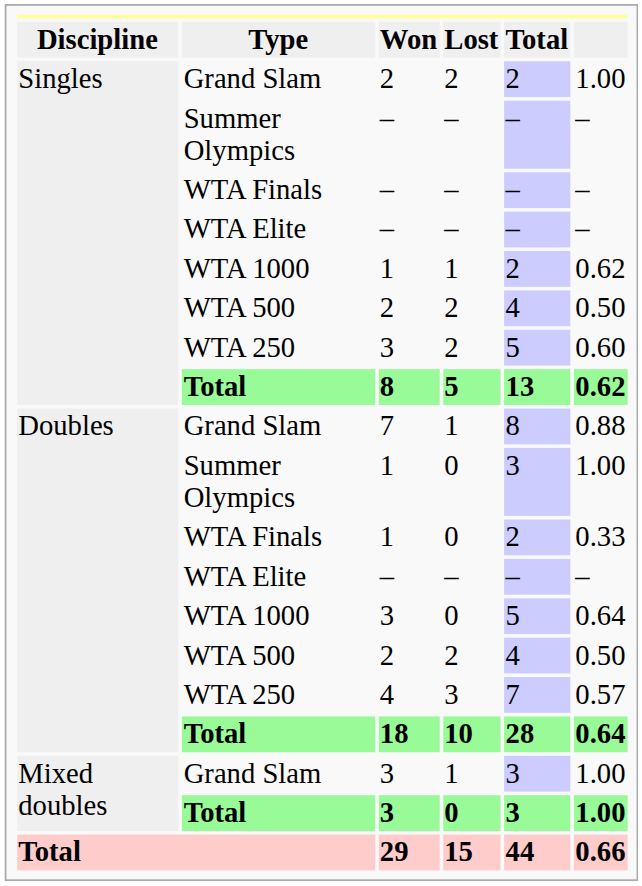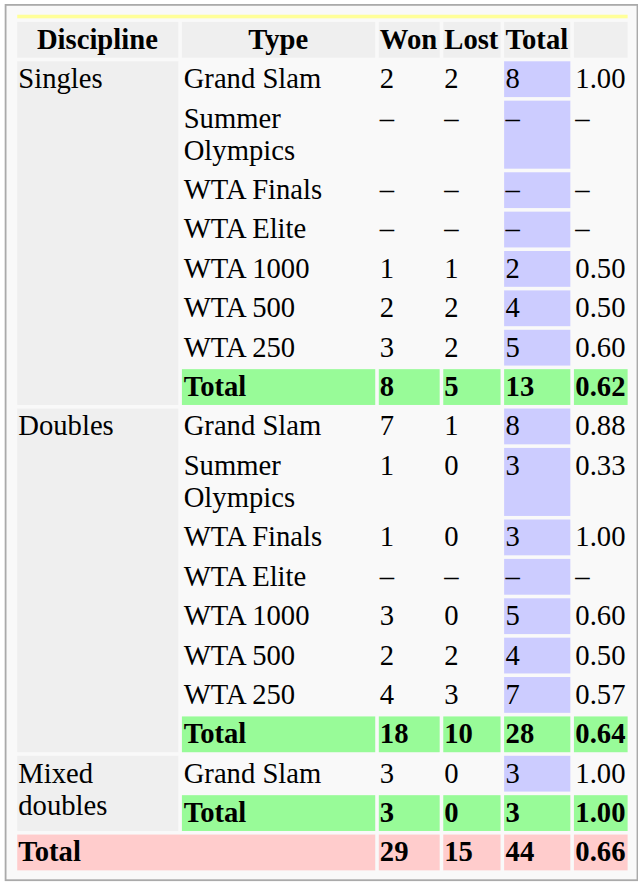(513, 79) 2 -> (513, 79) 8
(600, 268) 0.62 -> (600, 268) 0.50
(600, 465) 1.00 -> (600, 465) 0.33
(513, 537) 2 -> (513, 537) 3
(600, 537) 0.33 -> (600, 537) 1.00
(600, 616) 0.64 -> (600, 616) 0.60
(451, 773) 1 -> (451, 773) 0
